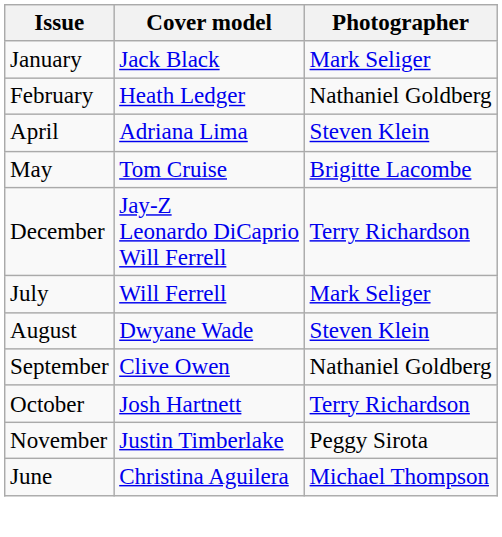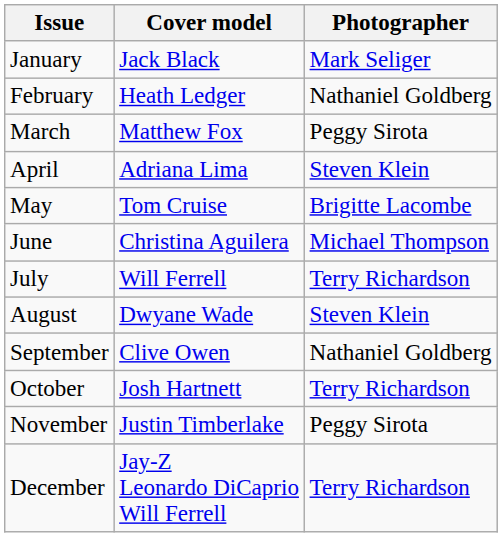+ row: (40, 132)
rows swapped: (31, 476) <-> (57, 231)
(370, 293) Mark Seliger -> (390, 278) Terry Richardson
